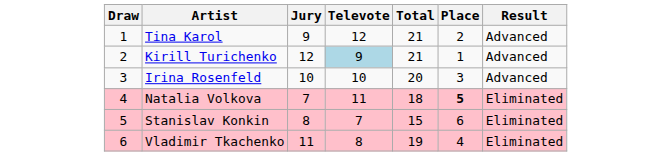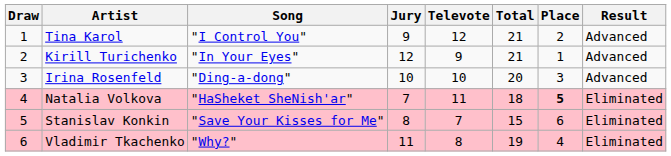+ column: (288, 15)
(359, 57) lightblue background -> (459, 57) no background
